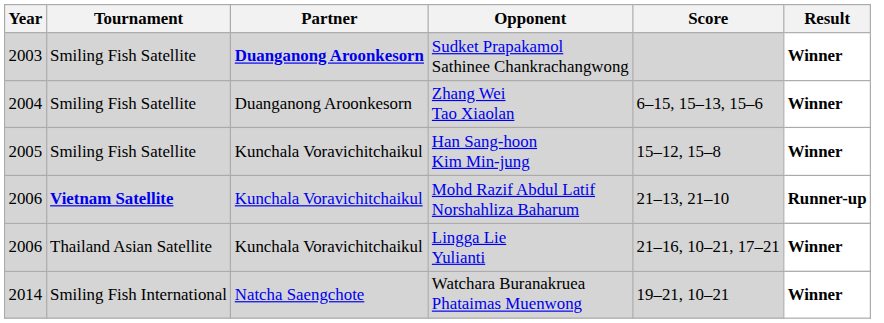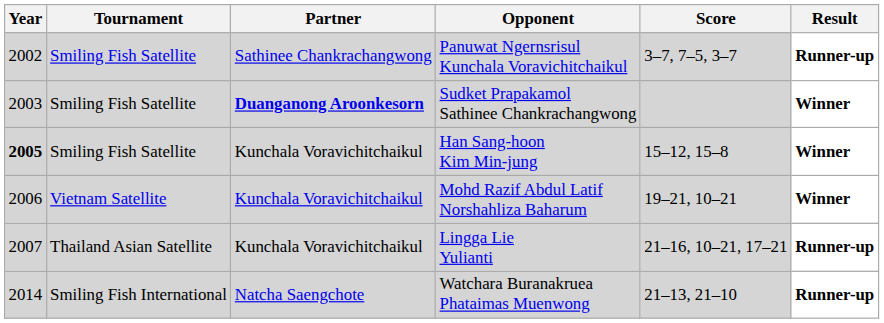+ row: (533, 56)
- row: (473, 104)
(25, 151) normal -> (25, 151) bold
(112, 199) bold -> (108, 199) normal
(683, 199) 21–13, 21–10 -> (691, 199) 19–21, 10–21
(827, 199) Runner-up -> (823, 199) Winner
(25, 247) 2006 -> (25, 247) 2007
(815, 247) Winner -> (835, 247) Runner-up
(683, 294) 19–21, 10–21 -> (691, 294) 21–13, 21–10
(815, 294) Winner -> (835, 294) Runner-up
